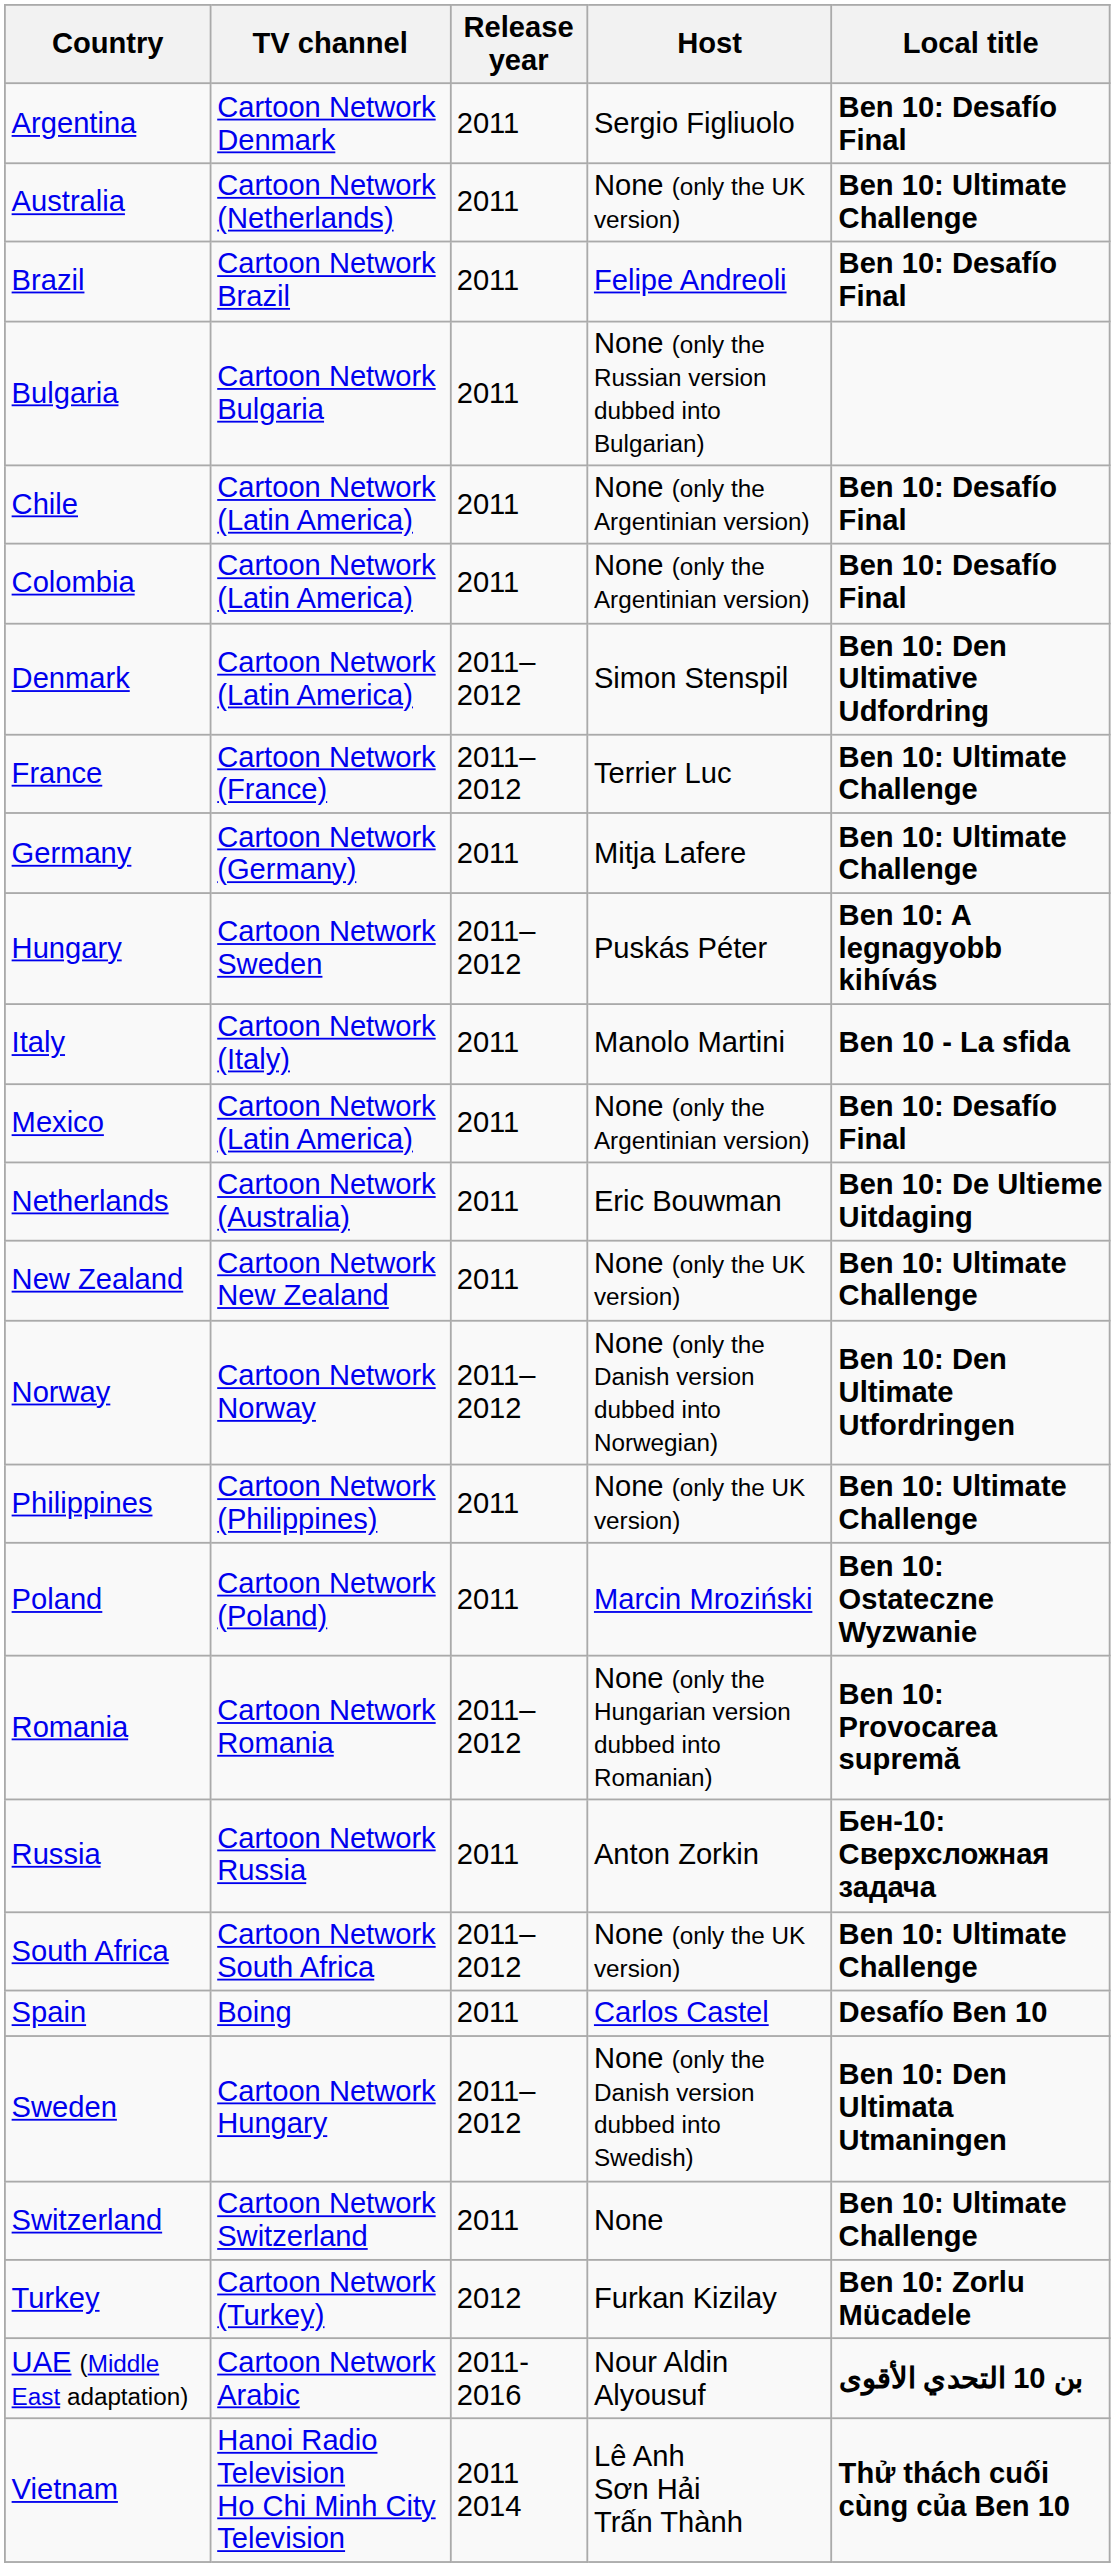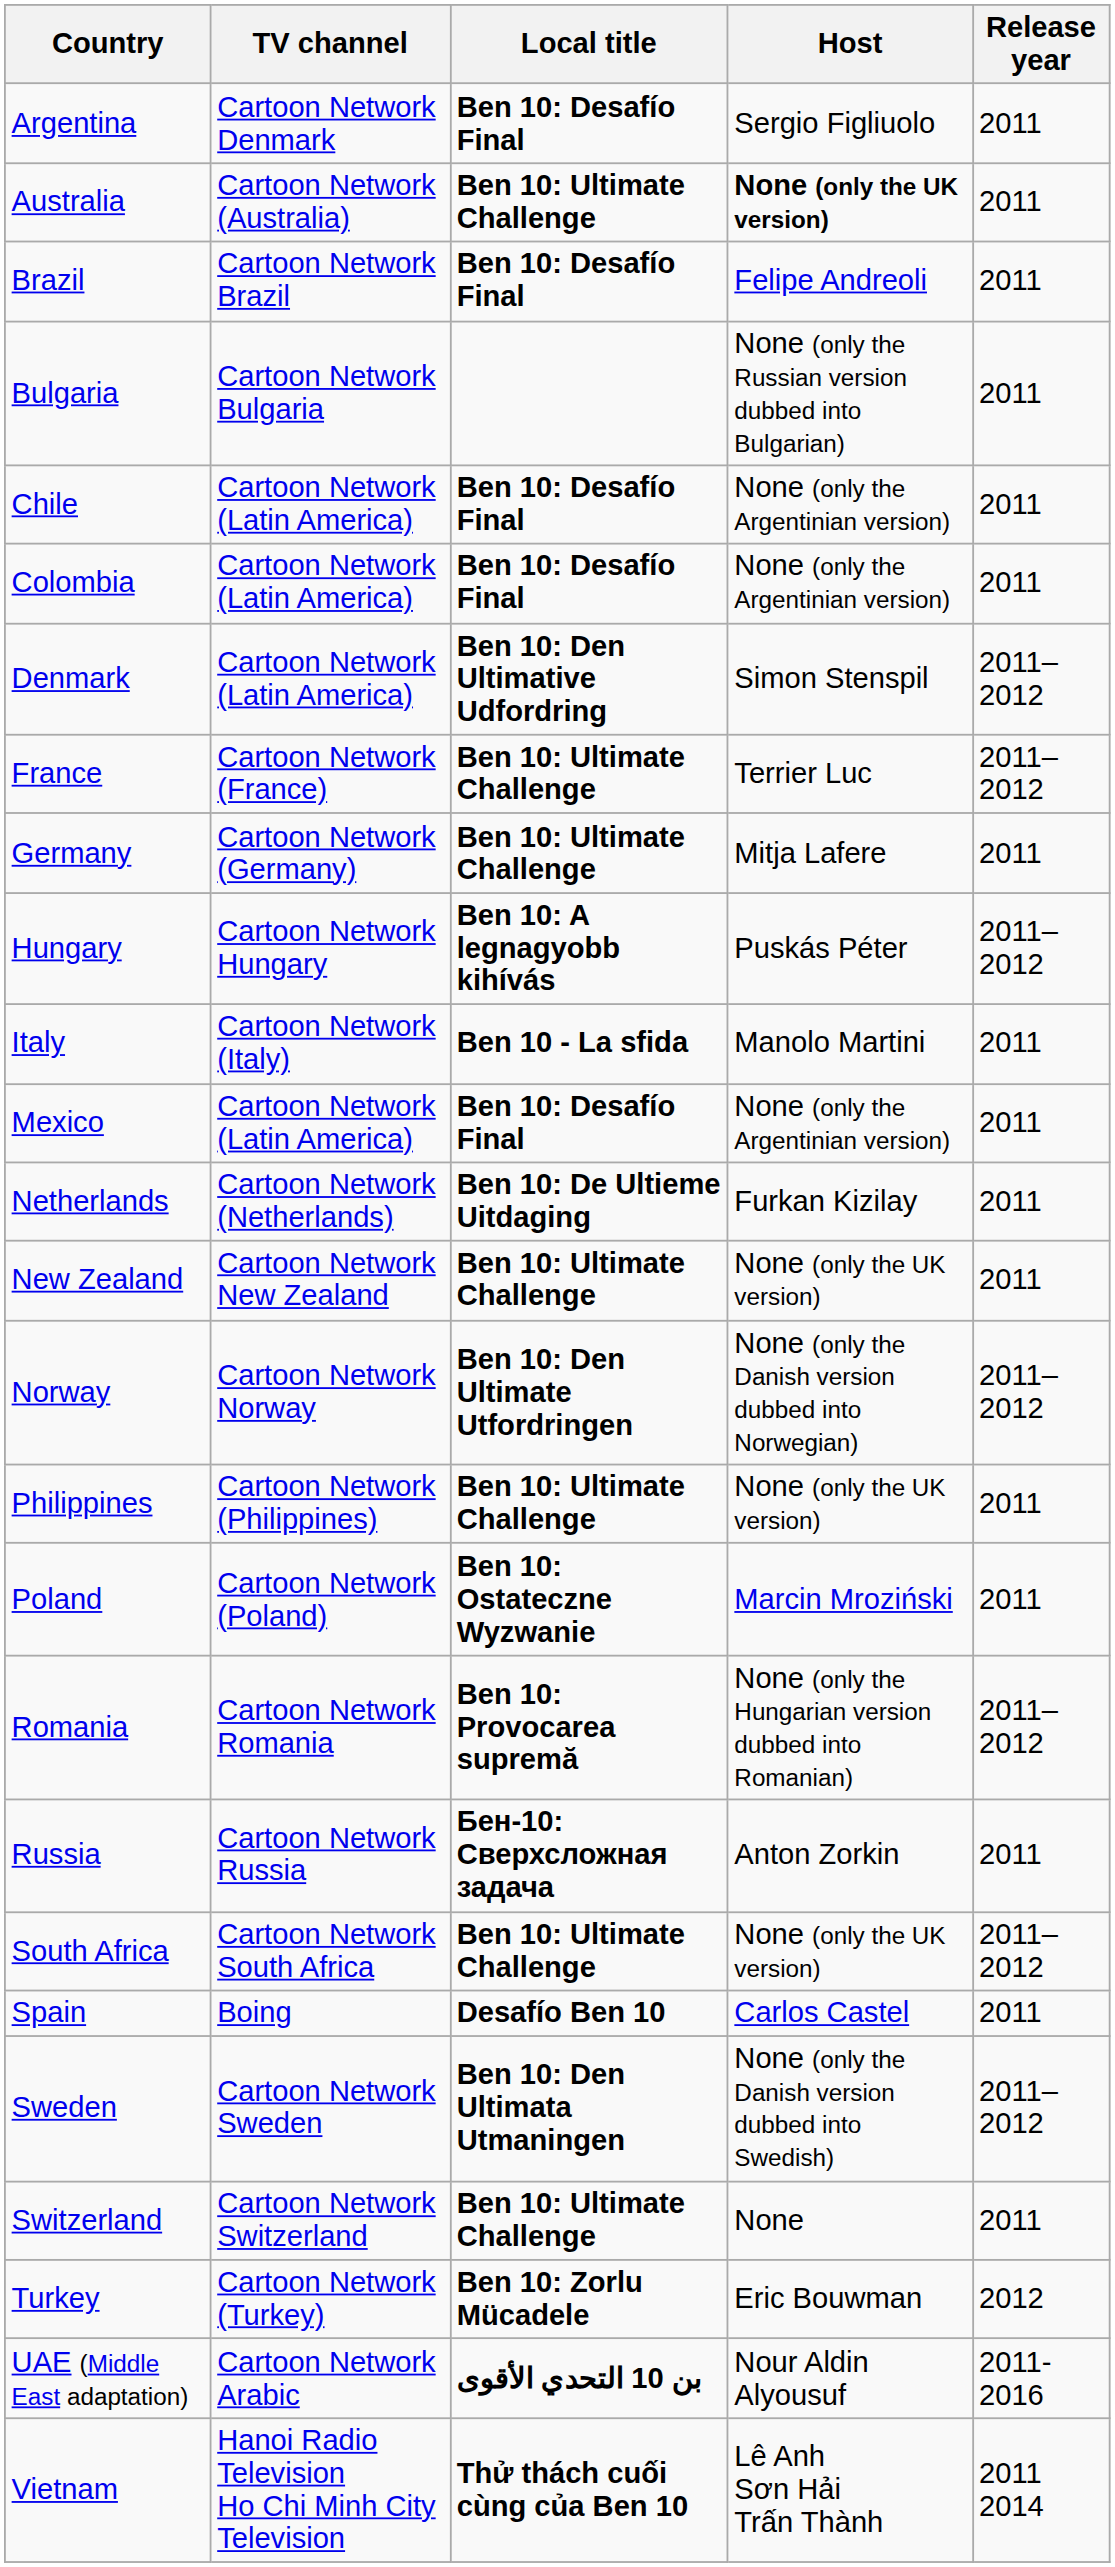columns swapped: (971, 43) <-> (519, 43)
(326, 201) Cartoon Network (Netherlands) -> (326, 201) Cartoon Network (Australia)
(700, 201) normal -> (846, 201) bold
(326, 948) Cartoon Network Sweden -> (326, 948) Cartoon Network Hungary
(326, 1201) Cartoon Network (Australia) -> (326, 1201) Cartoon Network (Netherlands)
(688, 1201) Eric Bouwman -> (826, 1201) Furkan Kizilay
(326, 2108) Cartoon Network Hungary -> (326, 2108) Cartoon Network Sweden
(685, 2298) Furkan Kizilay -> (828, 2298) Eric Bouwman
